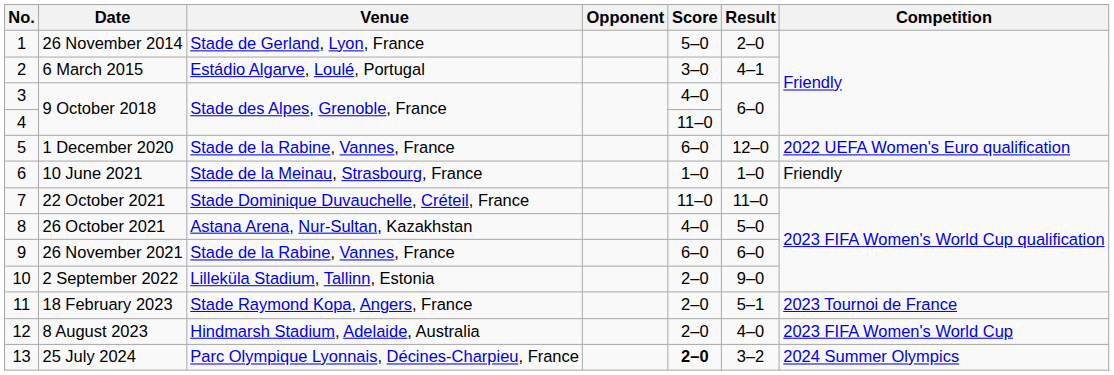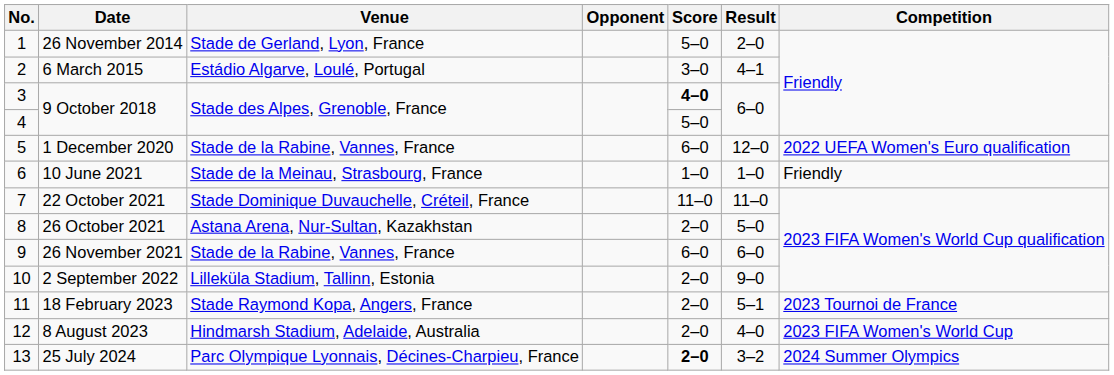(695, 95) normal -> (695, 95) bold
(695, 122) 11–0 -> (695, 122) 5–0
(695, 226) 4–0 -> (695, 226) 2–0
